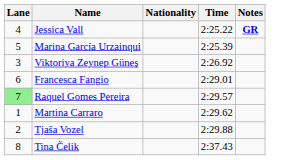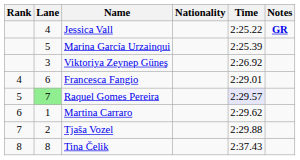+ column: (19, 12)
(217, 96) no background -> (246, 96) lavender background
